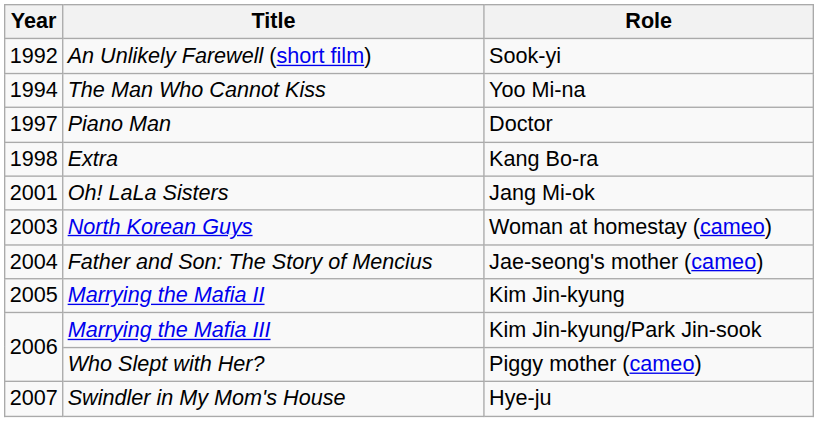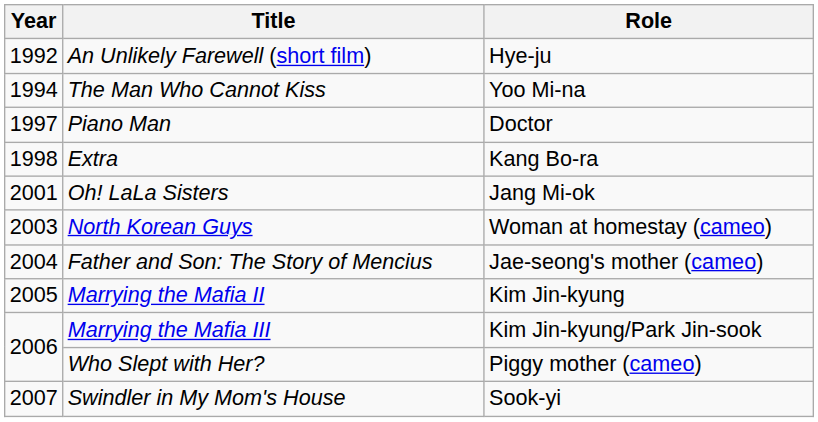(525, 55) Sook-yi -> (520, 55) Hye-ju
(520, 398) Hye-ju -> (525, 398) Sook-yi
